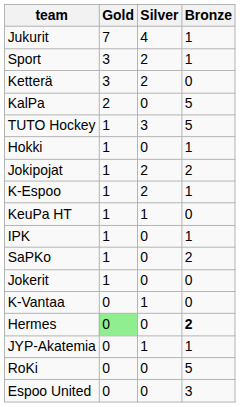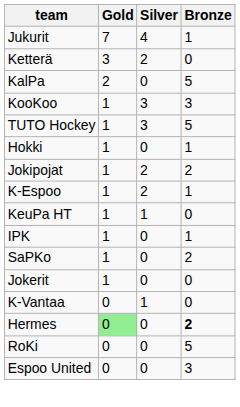- row: (24, 59)
+ row: (32, 103)
- row: (52, 346)
